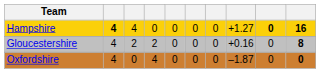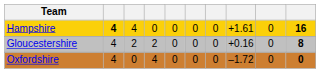(241, 28) +1.27 -> (241, 28) +1.61
(271, 28) bold -> (271, 28) normal
(241, 60) –1.87 -> (241, 60) –1.72
